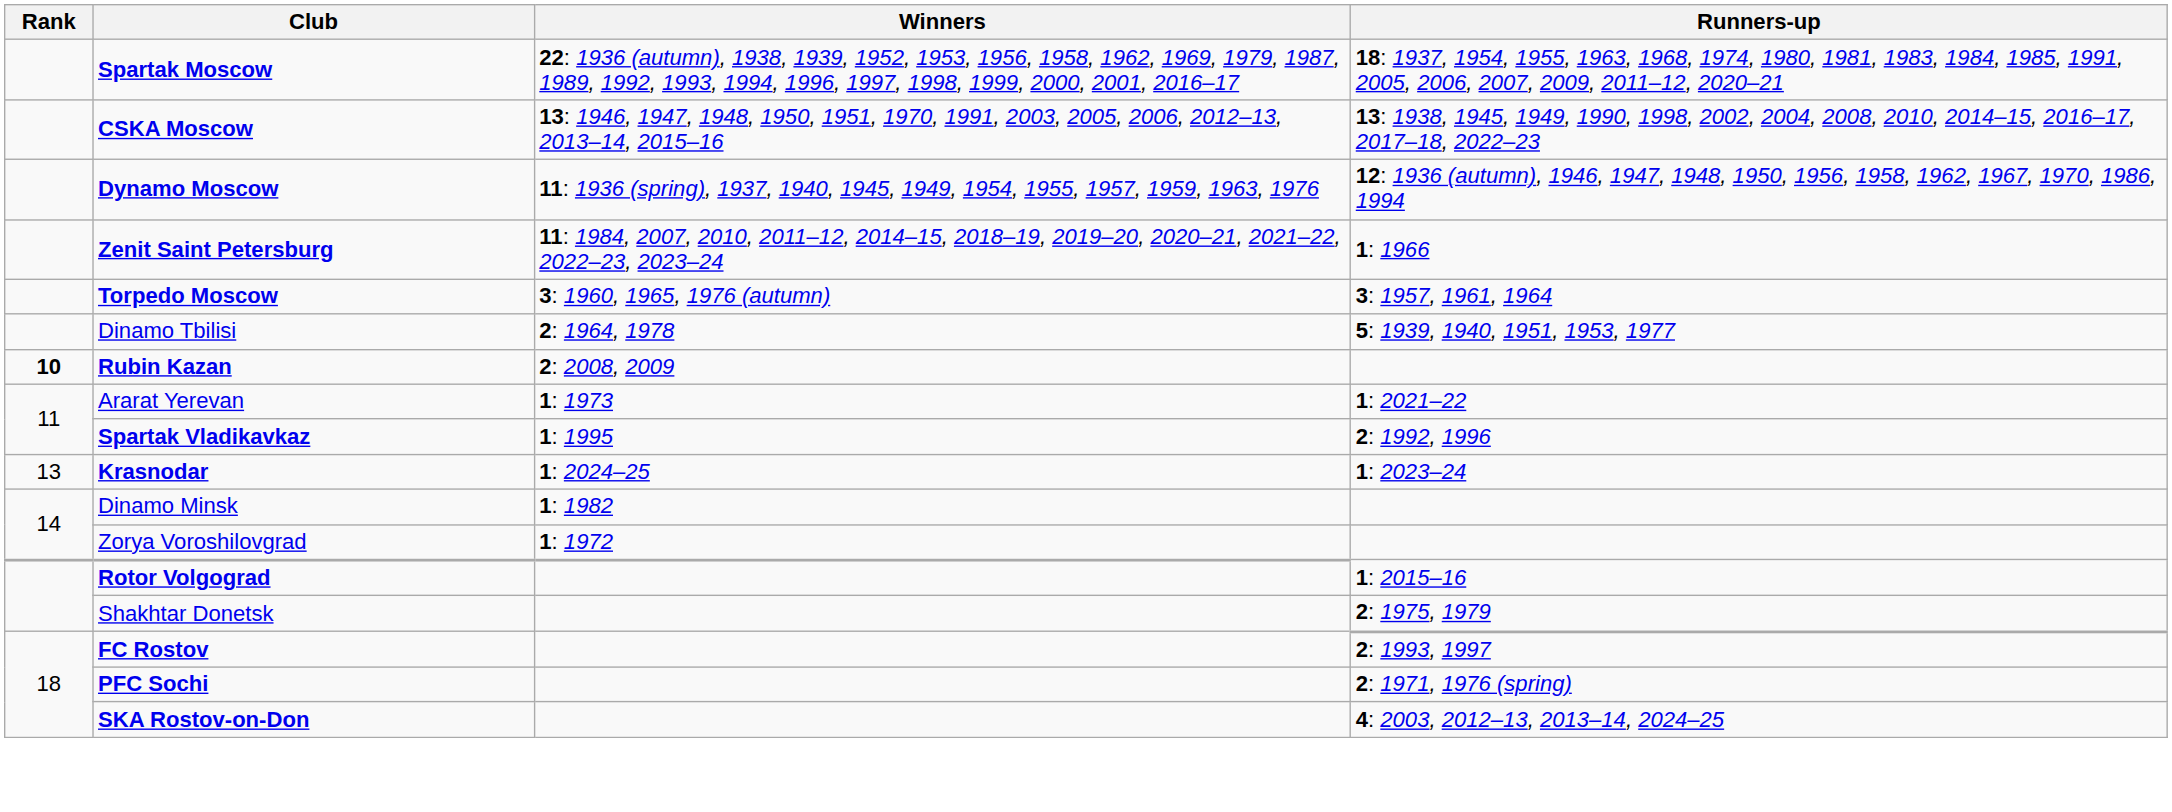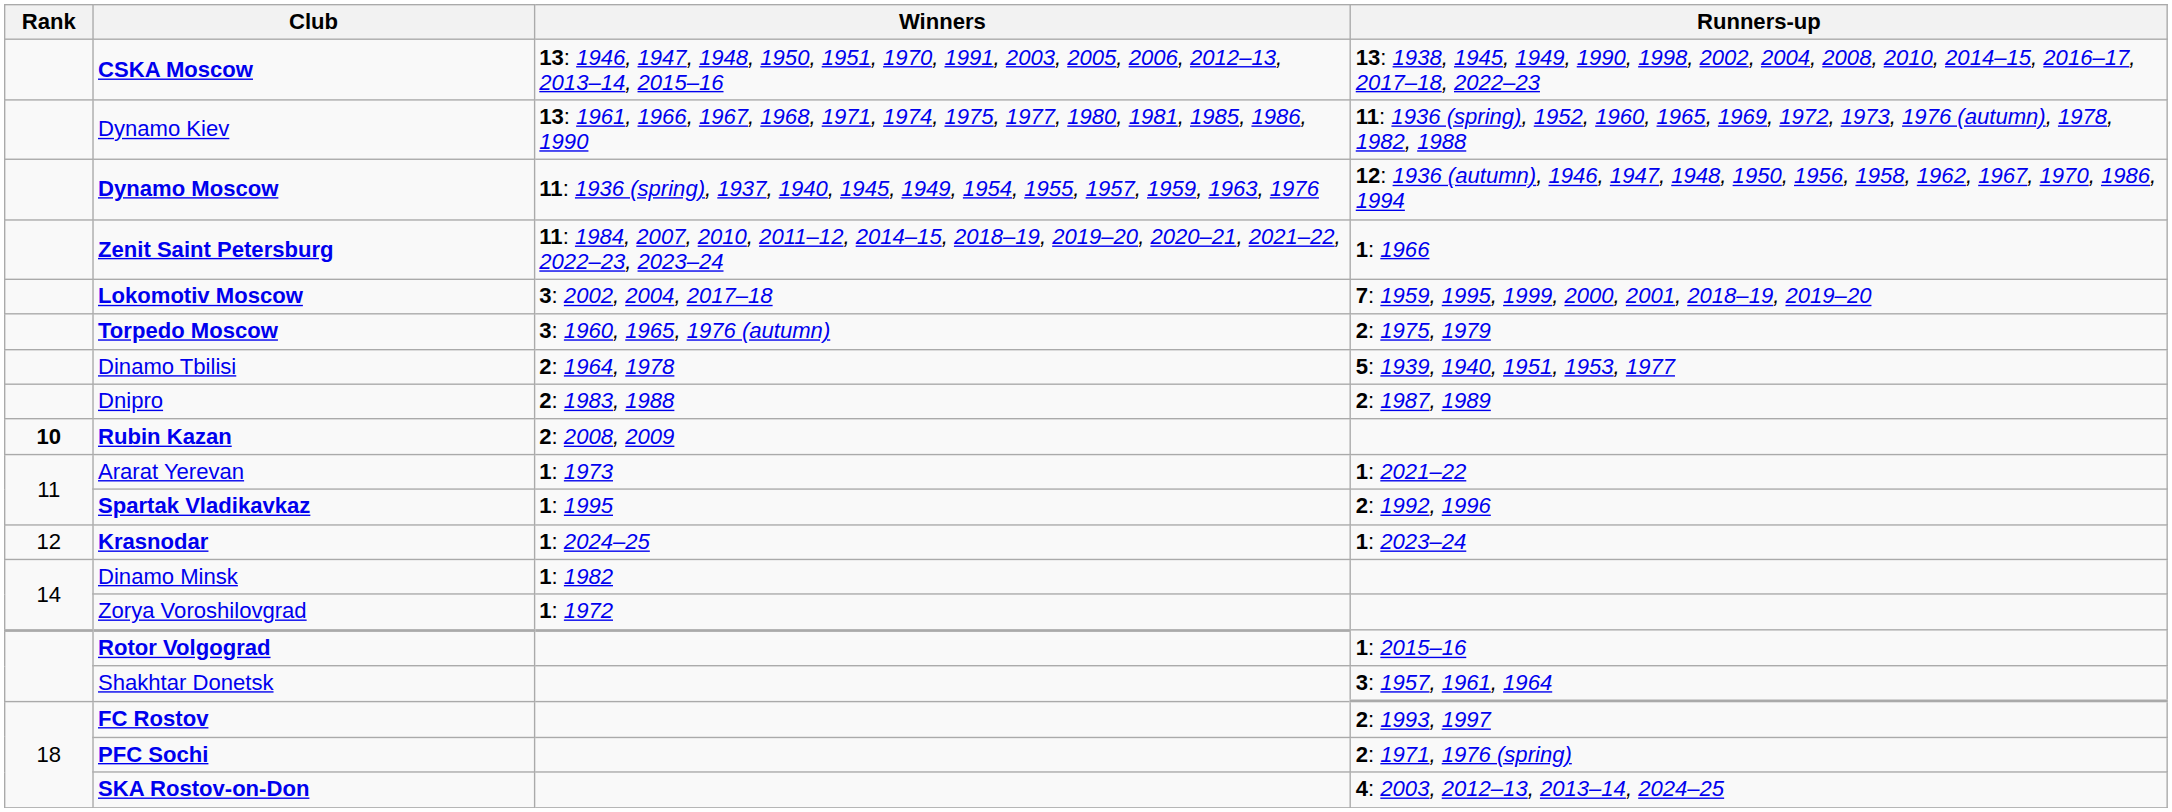- row: (185, 69)
+ row: (164, 129)
+ row: (200, 296)
(1454, 296) 3: 1957, 1961, 1964 -> (1423, 331) 2: 1975, 1979
+ row: (131, 401)
(49, 471) 13 -> (49, 541) 12
(1423, 612) 2: 1975, 1979 -> (1454, 683) 3: 1957, 1961, 1964
